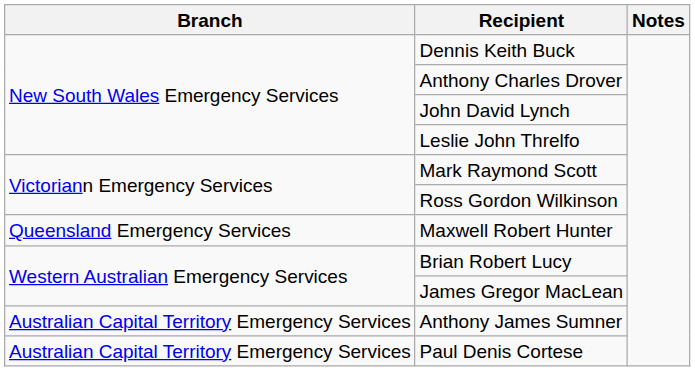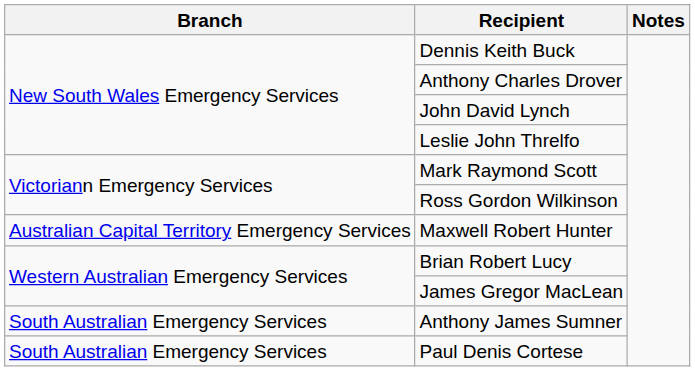(150, 230) Queensland Emergency Services -> (210, 230) Australian Capital Territory Emergency Services
(210, 321) Australian Capital Territory Emergency Services -> (168, 321) South Australian Emergency Services
(210, 351) Australian Capital Territory Emergency Services -> (168, 351) South Australian Emergency Services
